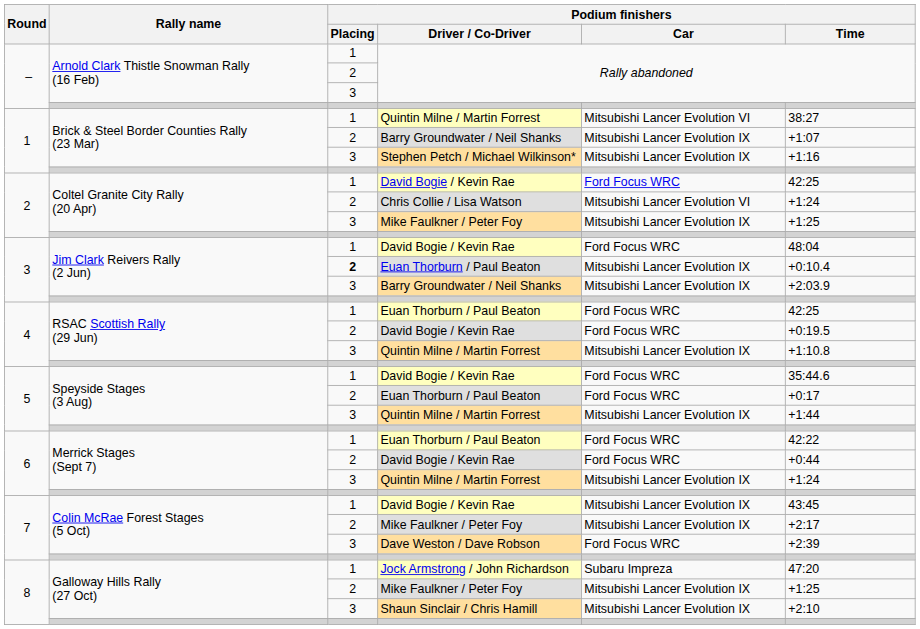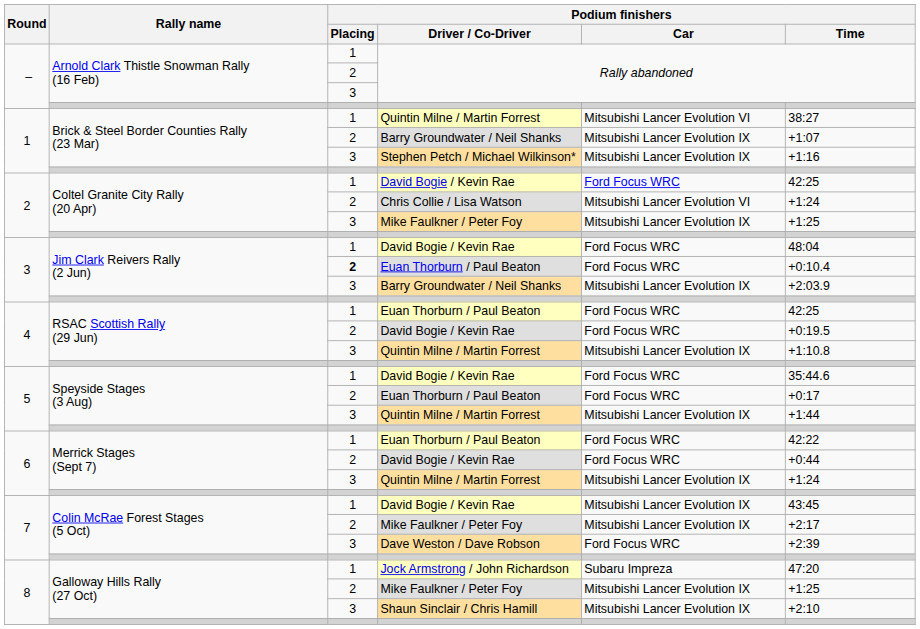(667, 267) Mitsubishi Lancer Evolution IX -> (632, 267) Ford Focus WRC
